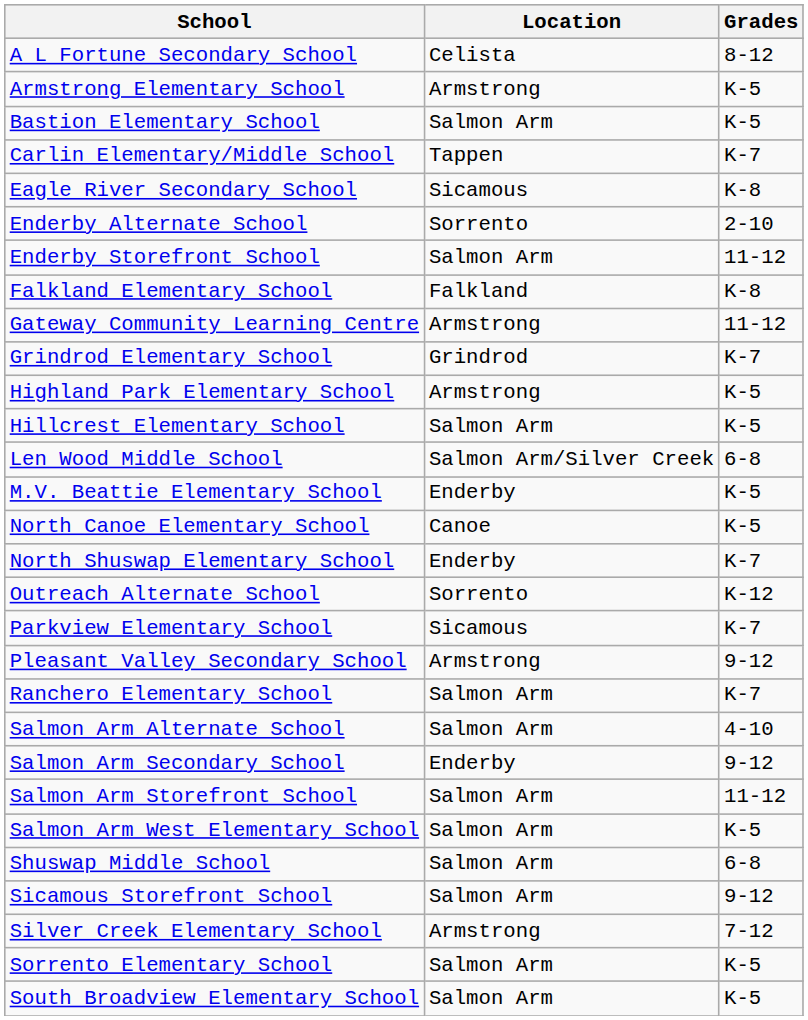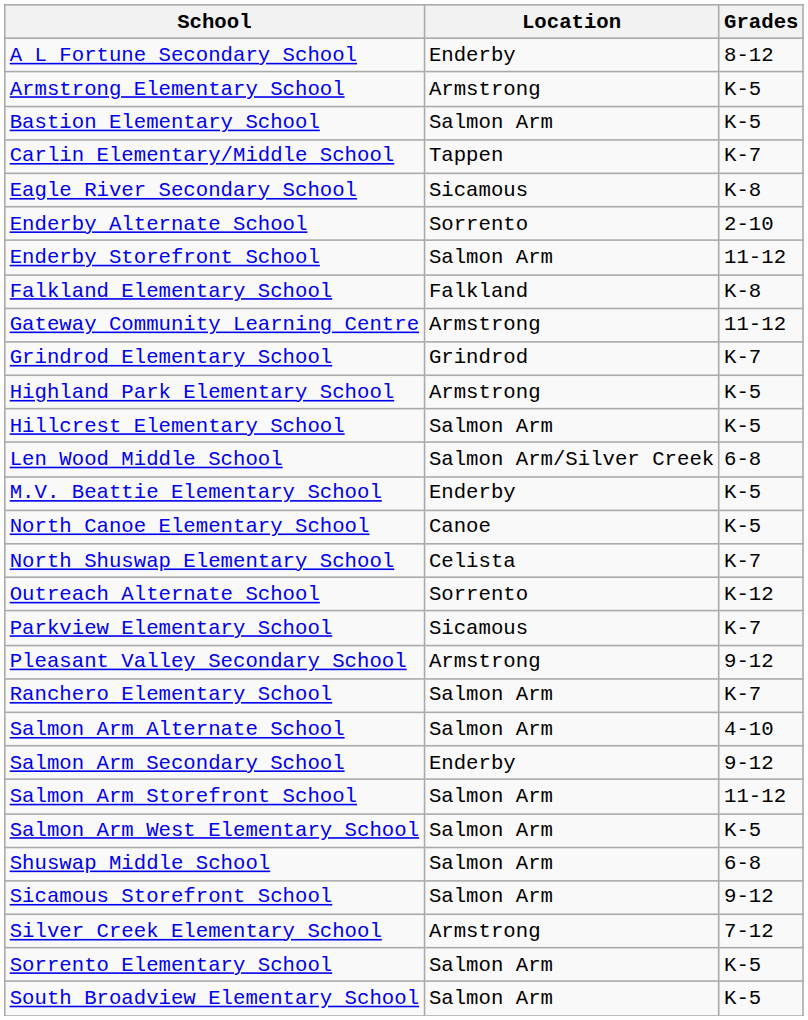(472, 55) Celista -> (472, 55) Enderby
(472, 561) Enderby -> (472, 561) Celista
